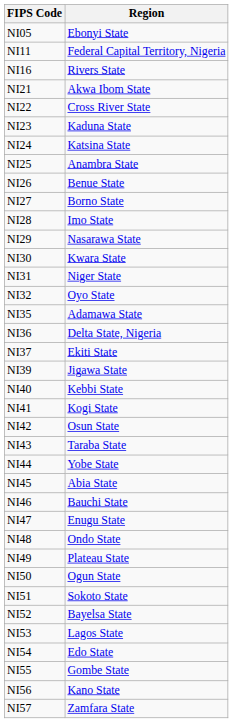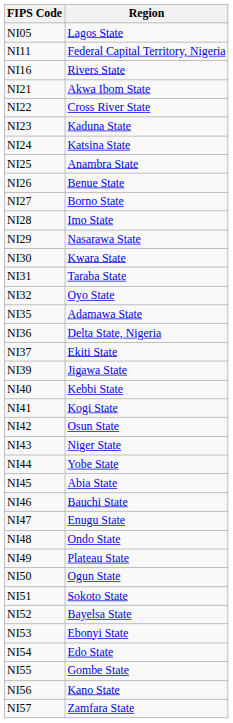(98, 32) Ebonyi State -> (95, 32) Lagos State
(94, 276) Niger State -> (97, 276) Taraba State
(97, 445) Taraba State -> (94, 445) Niger State
(95, 633) Lagos State -> (98, 633) Ebonyi State
